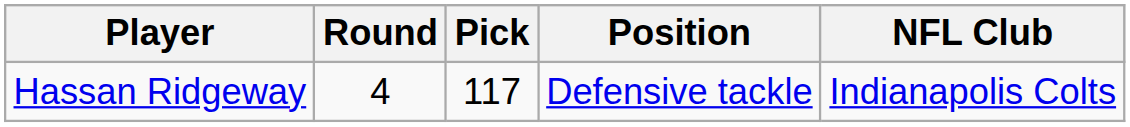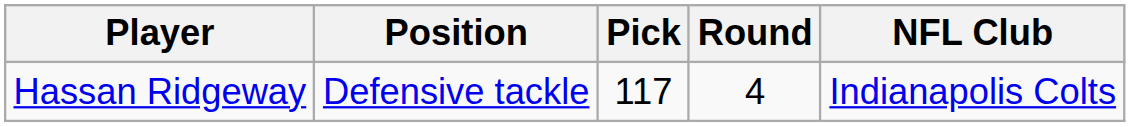columns swapped: (380, 33) <-> (679, 33)
